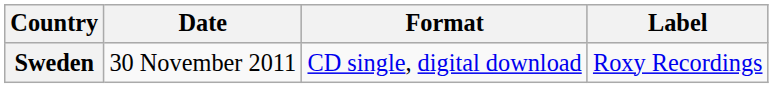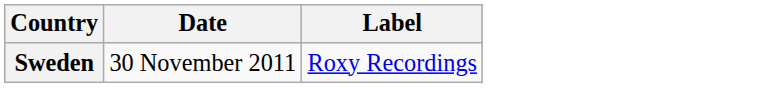- column: (445, 23)
